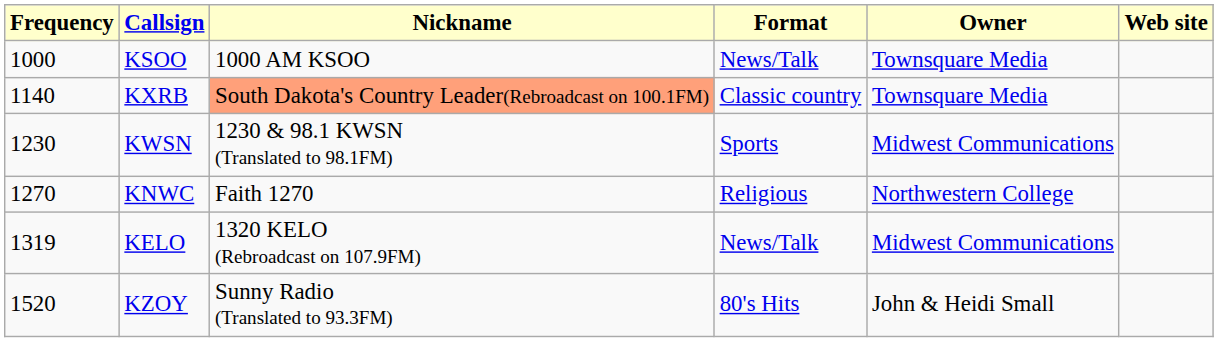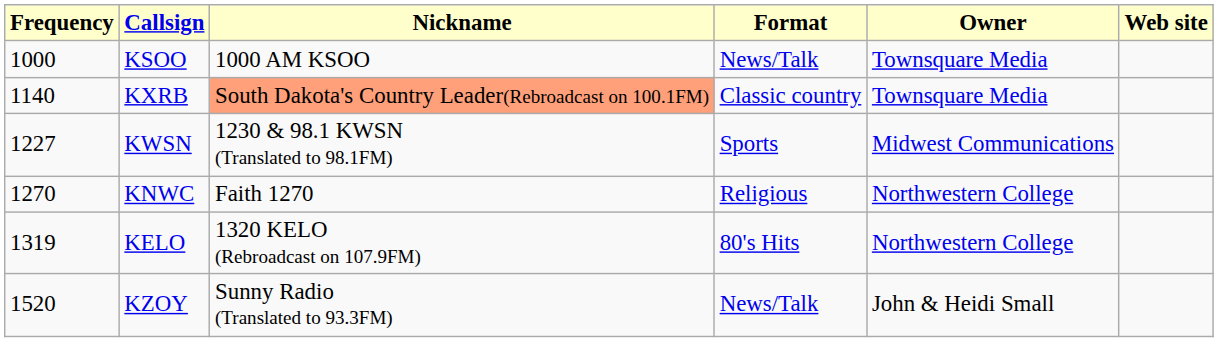(33, 144) 1230 -> (33, 144) 1227
(769, 242) News/Talk -> (760, 242) 80's Hits
(993, 242) Midwest Communications -> (973, 242) Northwestern College
(760, 304) 80's Hits -> (769, 304) News/Talk
